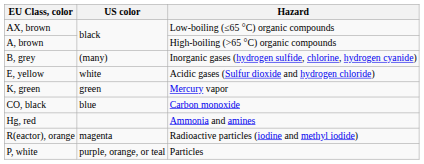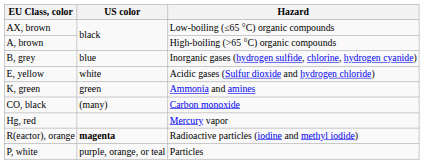(93, 58) (many) -> (88, 58) blue
(199, 89) Mercury vapor -> (213, 89) Ammonia and amines
(88, 105) blue -> (93, 105) (many)
(213, 120) Ammonia and amines -> (199, 120) Mercury vapor
(96, 136) normal -> (97, 136) bold
